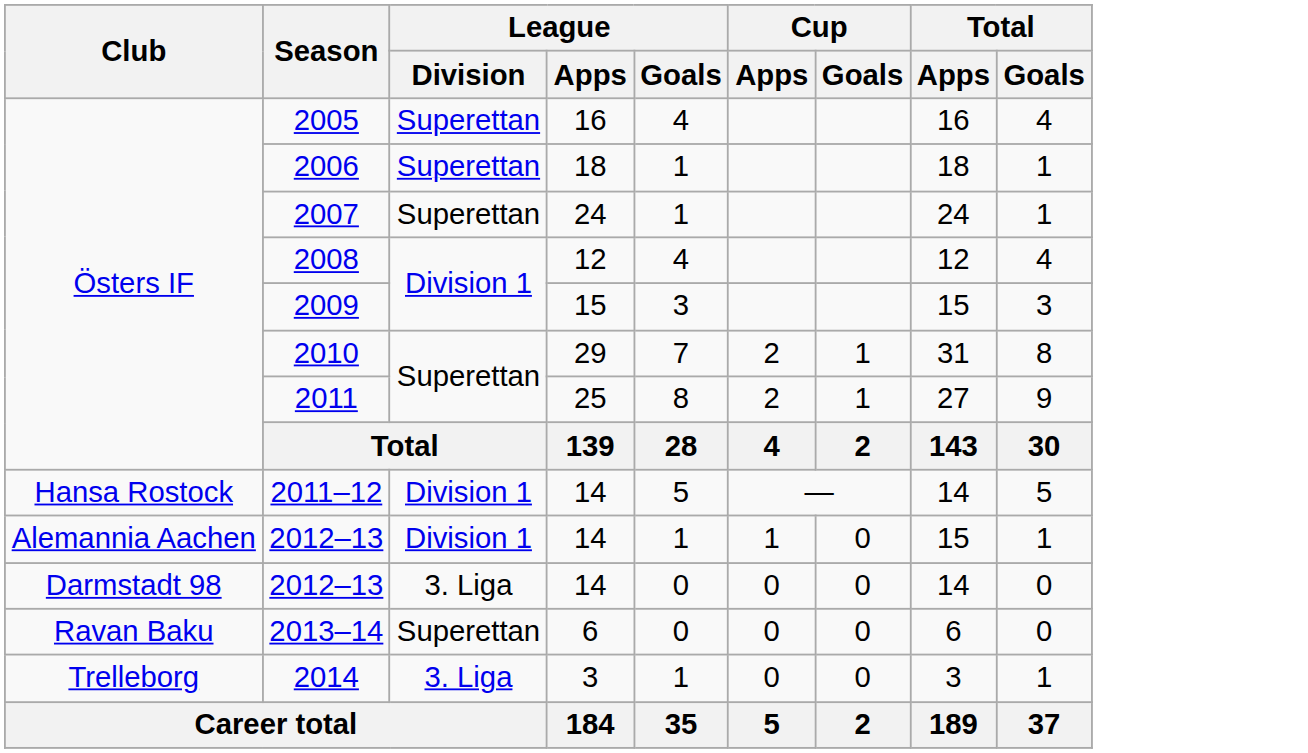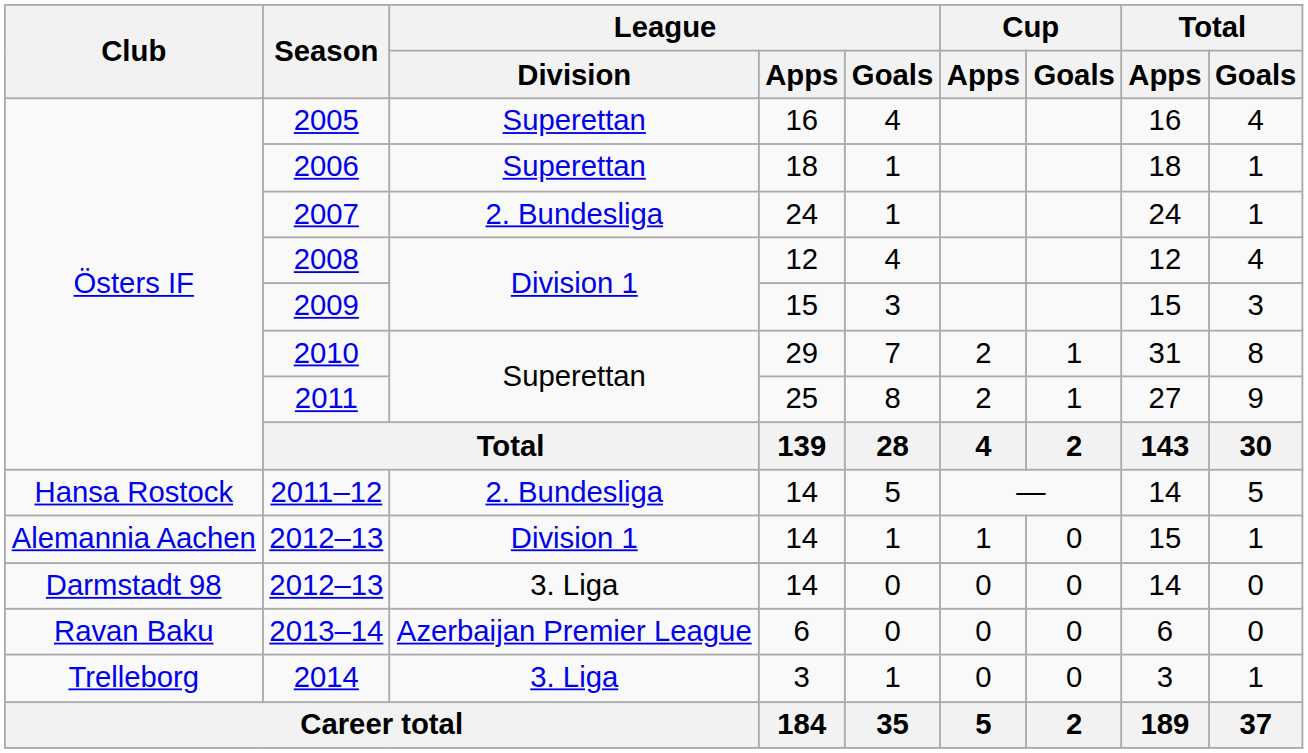(468, 213) Superettan -> (574, 213) 2. Bundesliga
(468, 492) Division 1 -> (574, 492) 2. Bundesliga
(468, 631) Superettan -> (574, 631) Azerbaijan Premier League
